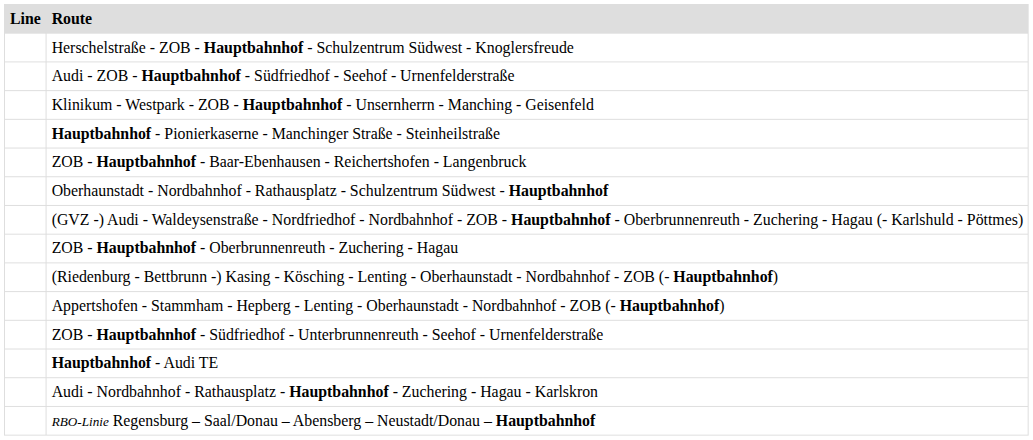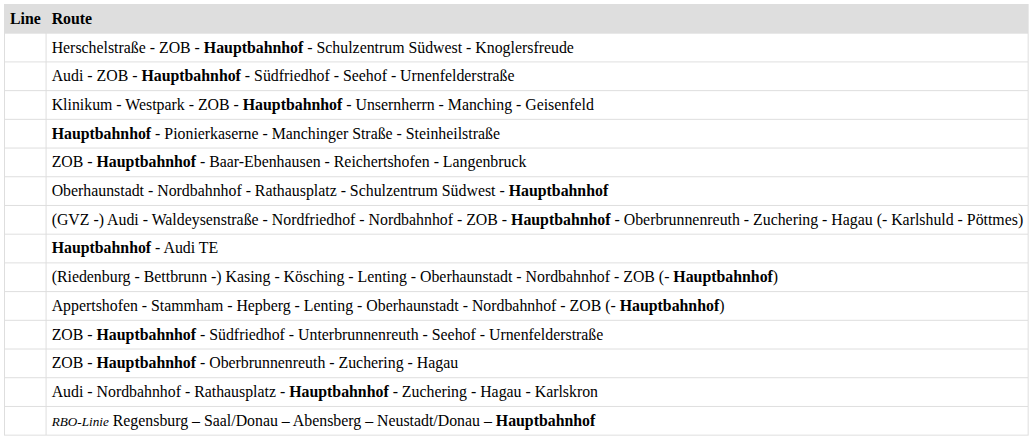rows swapped: (135, 363) <-> (255, 248)
